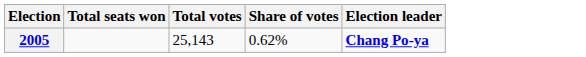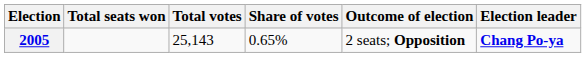+ column: (409, 16)
(268, 40) 0.62% -> (268, 40) 0.65%
